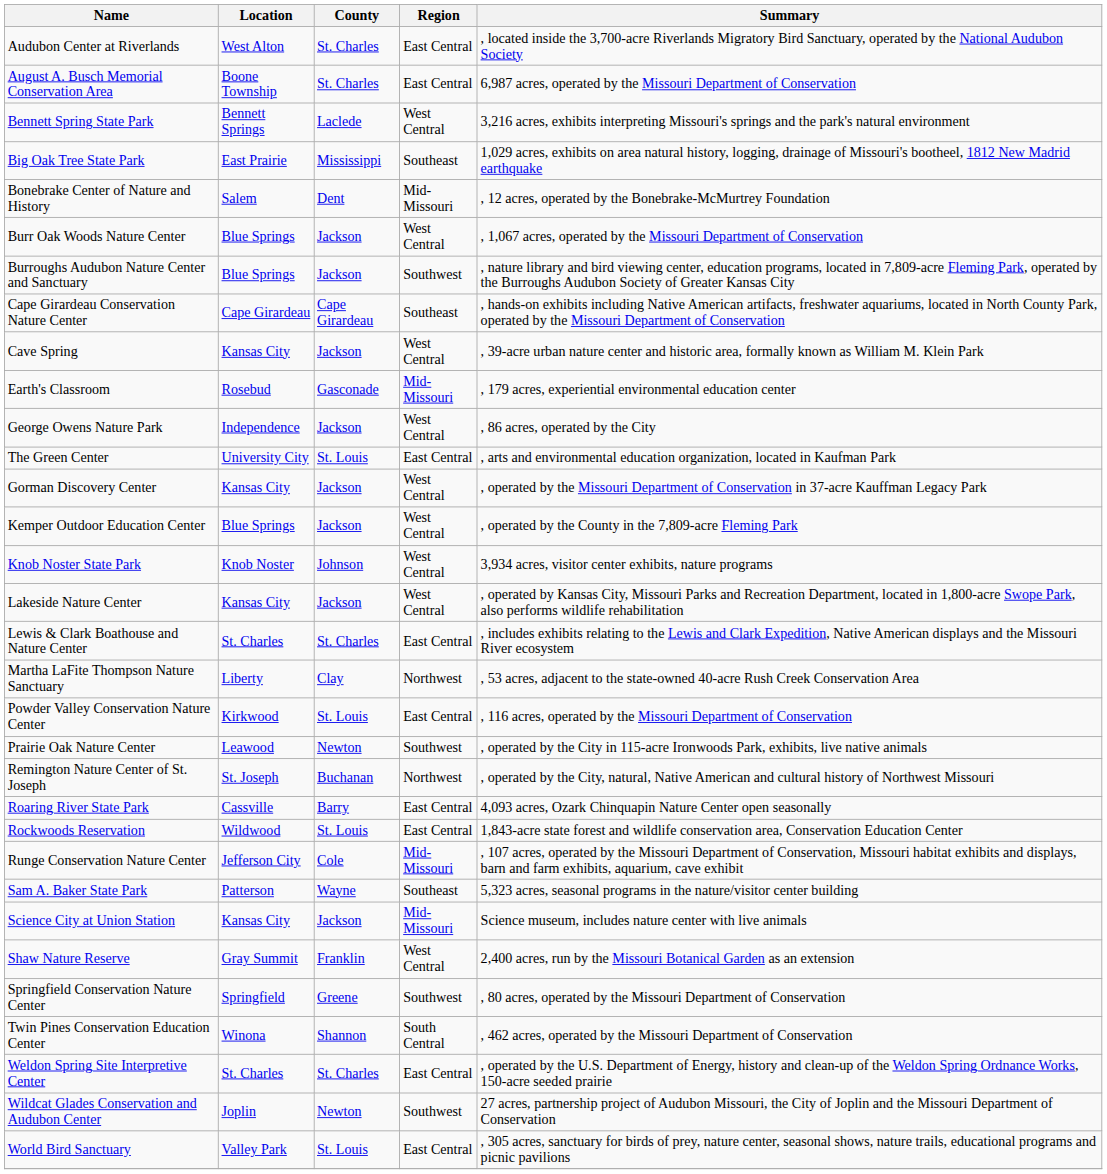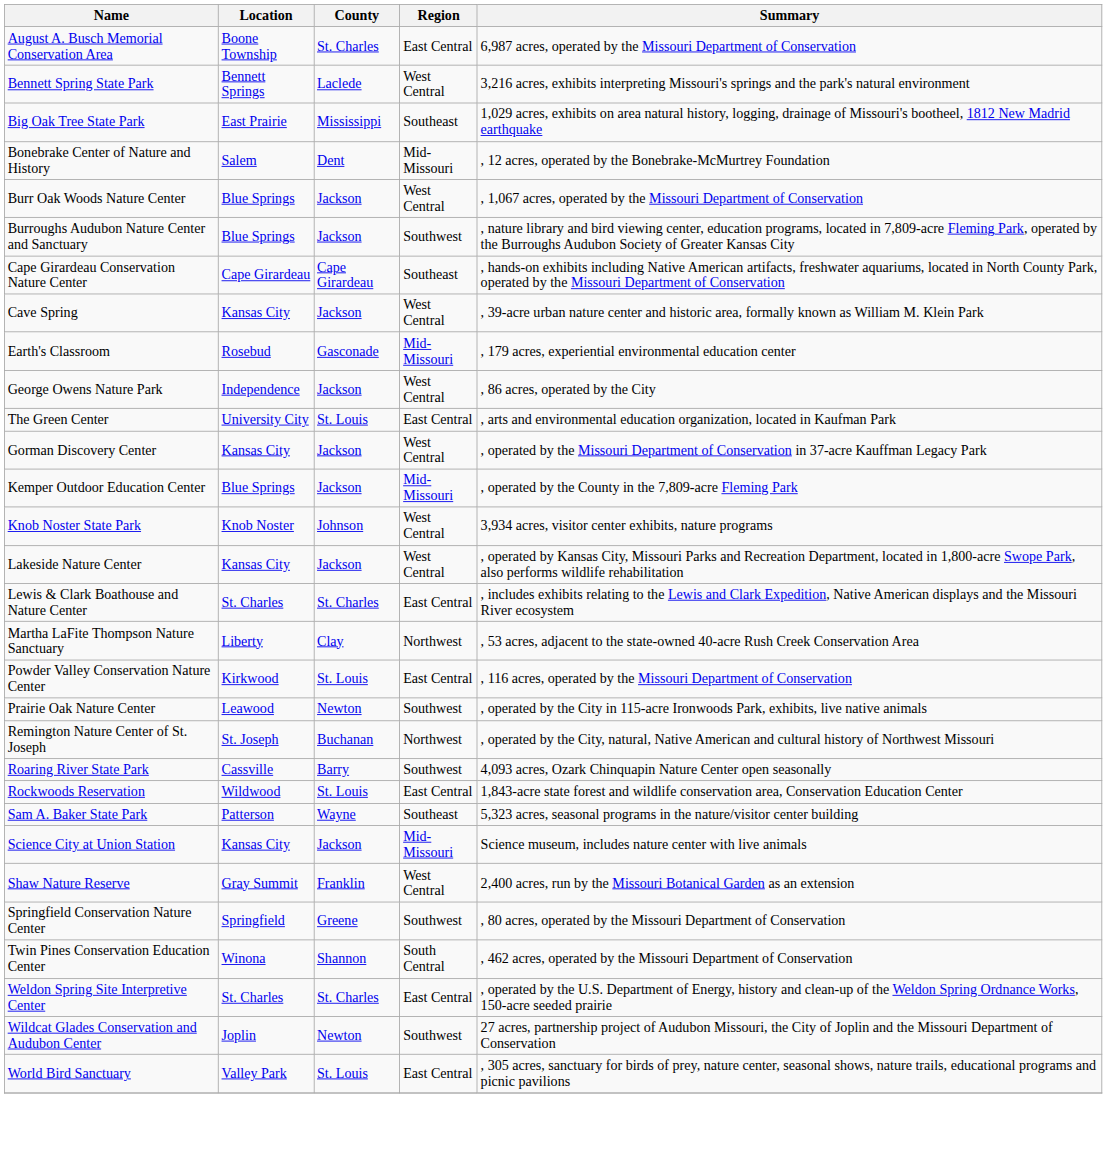- row: (94, 45)
(424, 526) West Central -> (428, 488) Mid-Missouri
(438, 807) East Central -> (432, 769) Southwest
- row: (107, 860)
